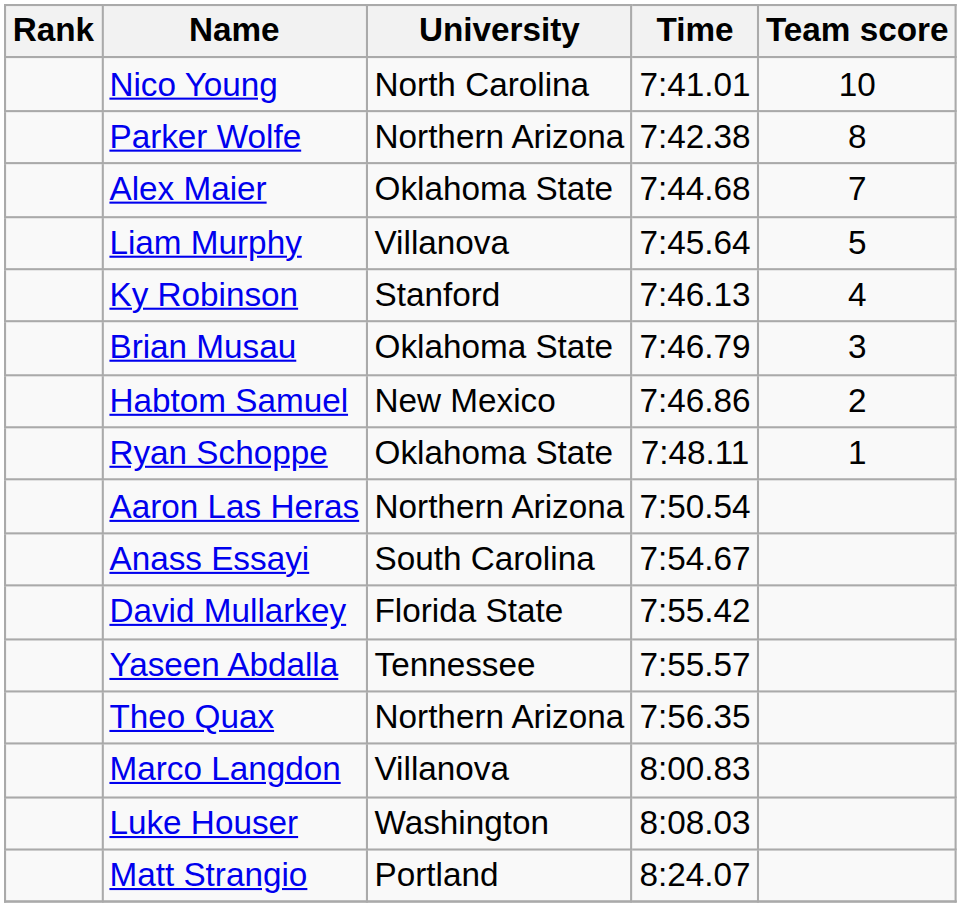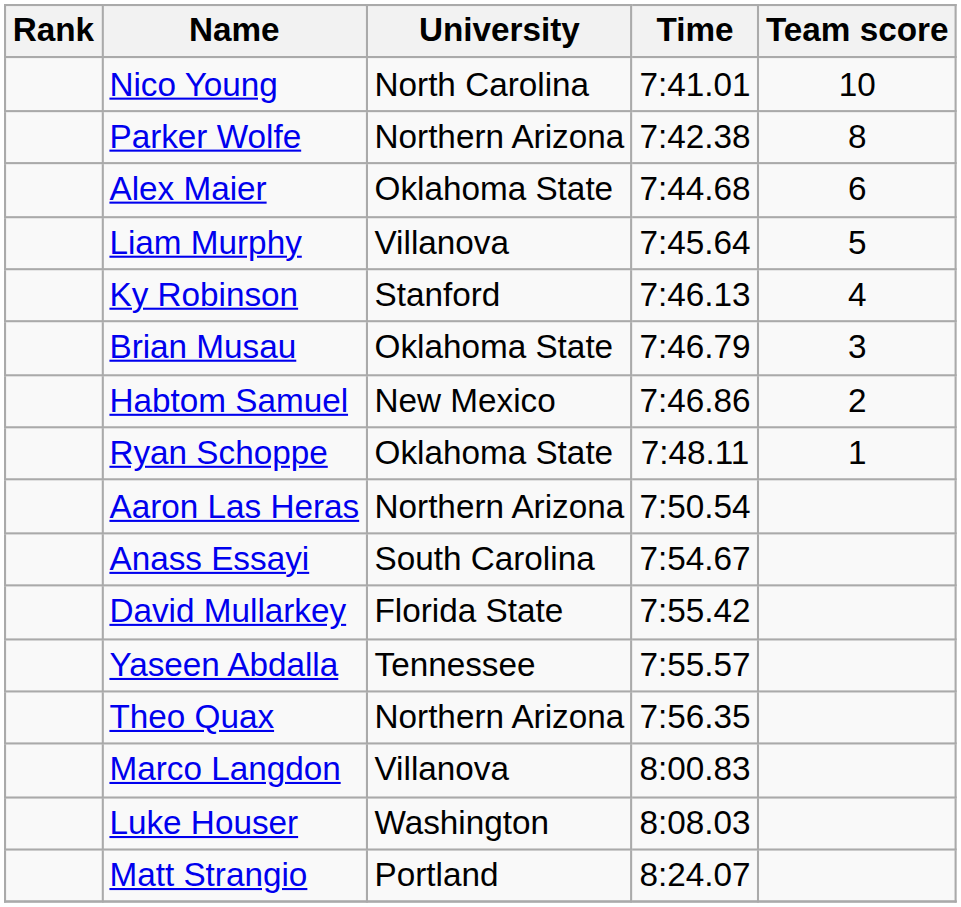(857, 189) 7 -> (857, 189) 6
